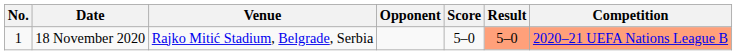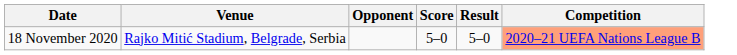- column: (18, 15)
(507, 38) lightsalmon background -> (479, 38) no background
